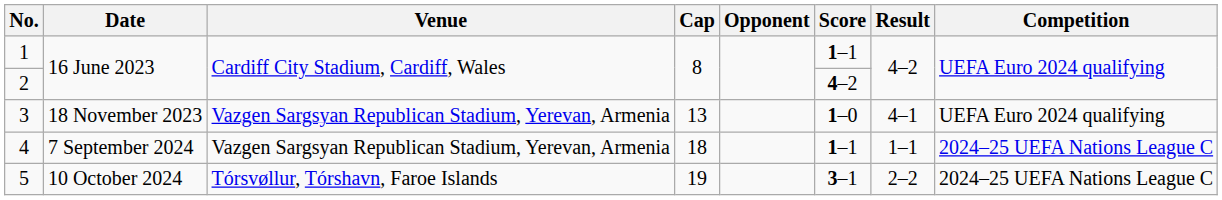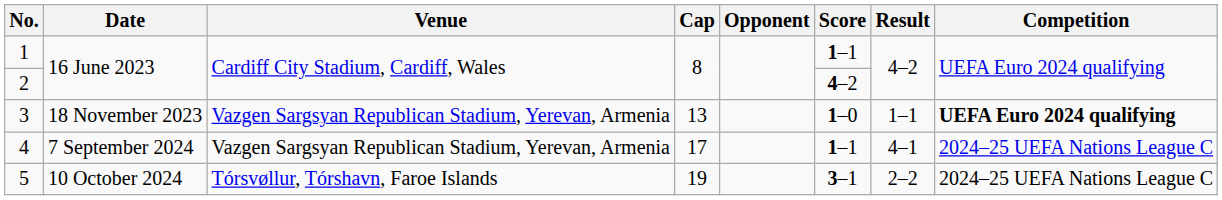(903, 115) 4–1 -> (903, 115) 1–1
(1052, 115) normal -> (1057, 115) bold
(697, 147) 18 -> (697, 147) 17
(903, 147) 1–1 -> (903, 147) 4–1
